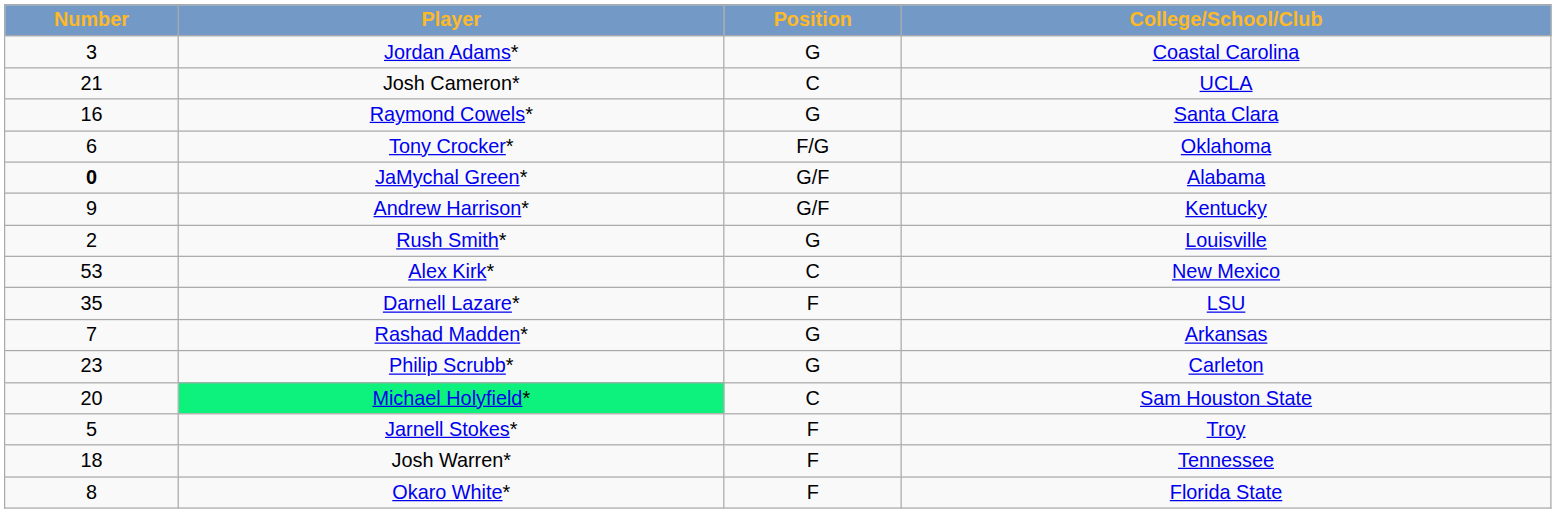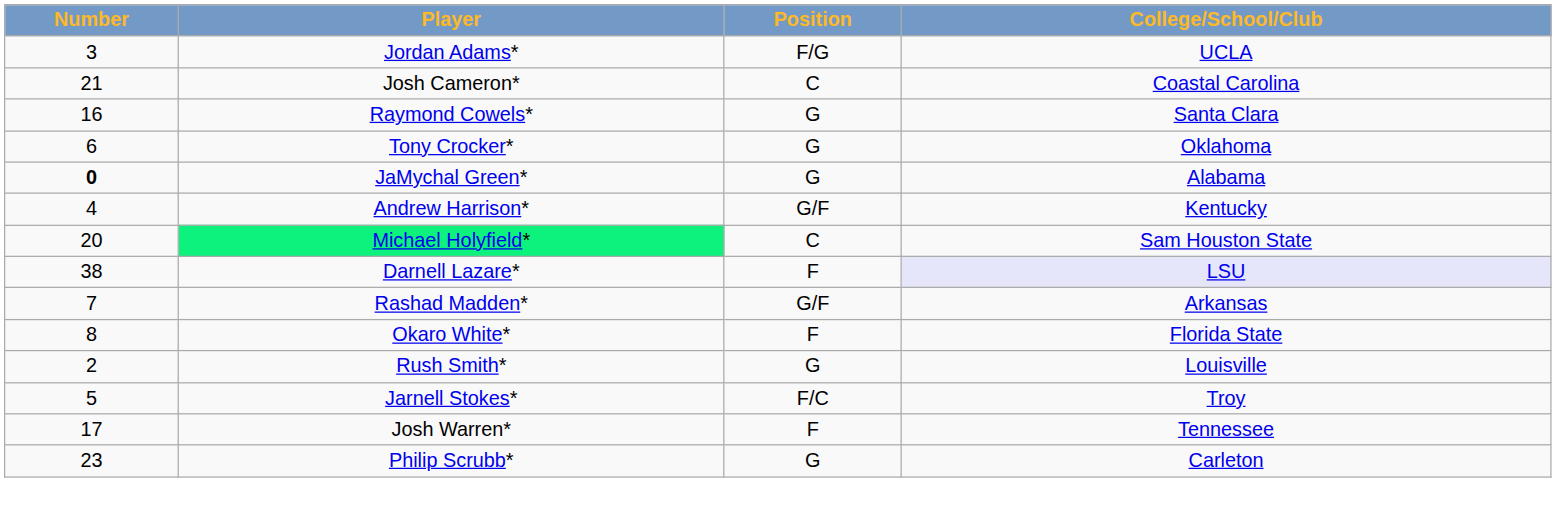(813, 51) G -> (813, 51) F/G
(1226, 51) Coastal Carolina -> (1226, 51) UCLA
(1226, 83) UCLA -> (1226, 83) Coastal Carolina
(813, 146) F/G -> (813, 146) G
(813, 177) G/F -> (813, 177) G
(91, 209) 9 -> (91, 209) 4
rows swapped: (451, 397) <-> (451, 240)
- row: (451, 271)
(91, 303) 35 -> (91, 271) 38
(1226, 303) no background -> (1226, 271) lavender background
(813, 334) G -> (813, 303) G/F
rows swapped: (451, 366) <-> (451, 492)
(813, 429) F -> (813, 397) F/C
(91, 460) 18 -> (91, 429) 17
